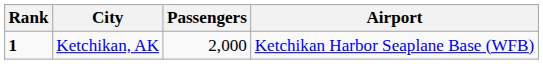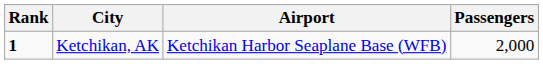columns swapped: (394, 18) <-> (207, 18)
